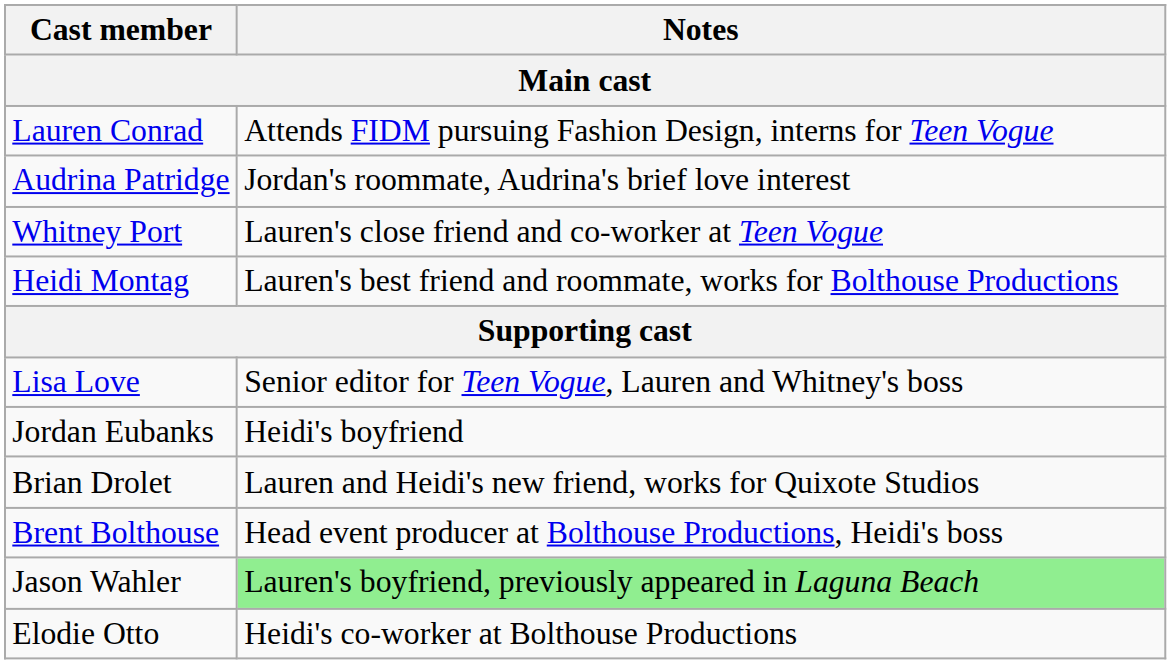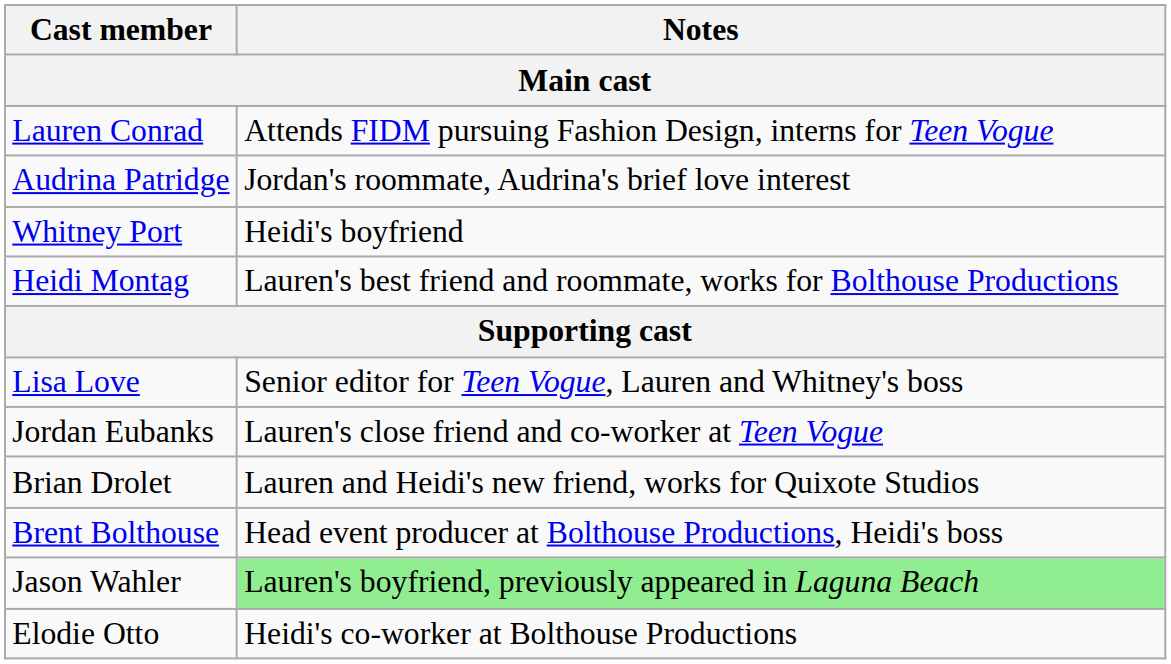(564, 230) Lauren's close friend and co-worker at Teen Vogue -> (354, 230) Heidi's boyfriend
(354, 431) Heidi's boyfriend -> (564, 431) Lauren's close friend and co-worker at Teen Vogue
